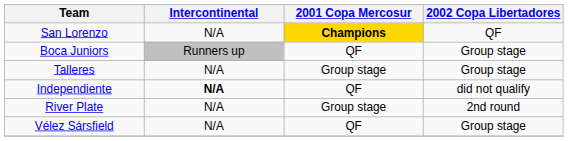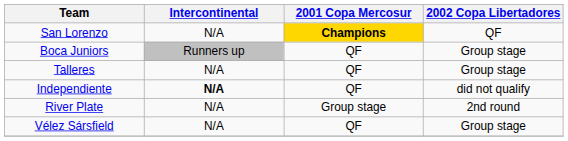(354, 70) Group stage -> (354, 70) QF
